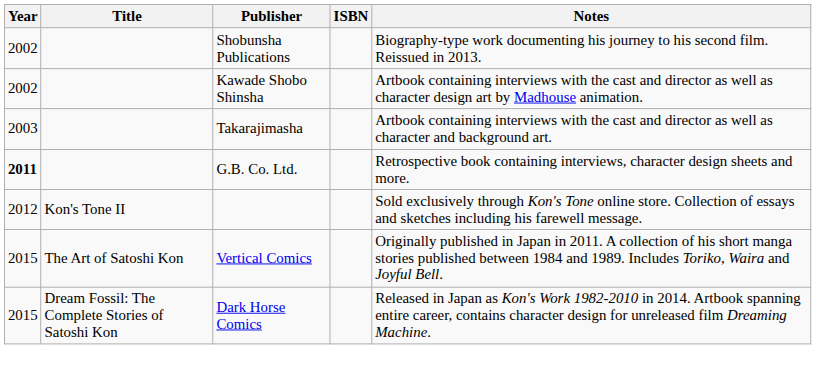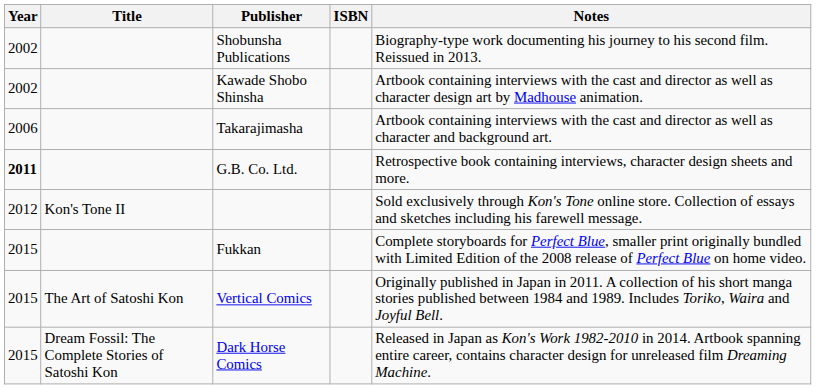(23, 128) 2003 -> (23, 128) 2006
+ row: (239, 249)
